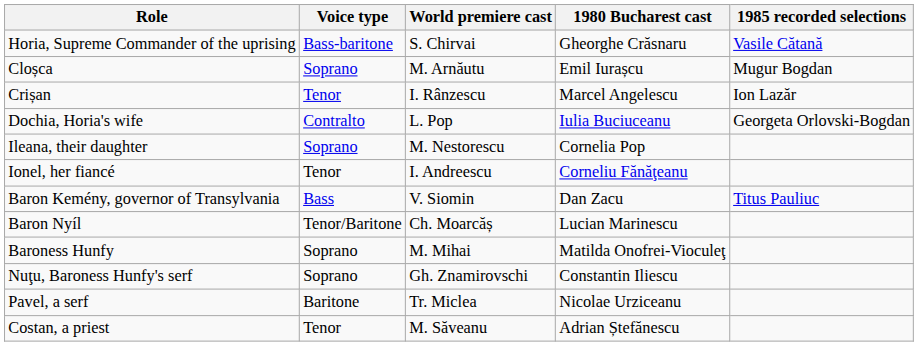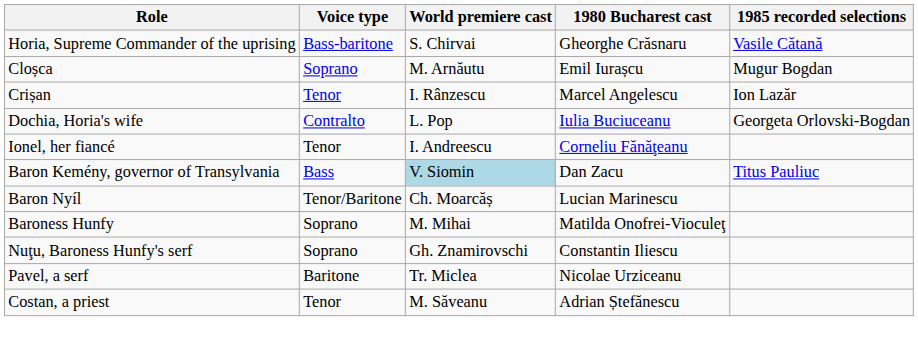- row: (78, 146)
(442, 198) no background -> (442, 172) lightblue background
